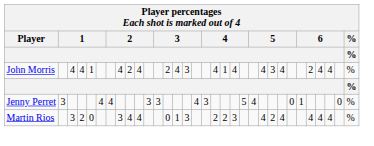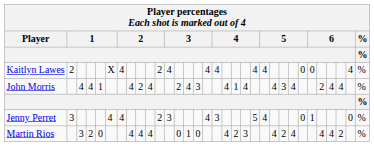+ row: (36, 70)
(149, 102) 3 -> (160, 117) 2
(120, 117) 3 -> (131, 133) 4
(187, 117) 3 -> (198, 133) 0
(215, 117) 2 -> (227, 133) 4
(330, 117) 4 -> (341, 133) 2
